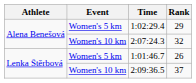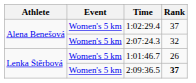(179, 26) 29 -> (174, 26) 37
(98, 41) Women's 10 km -> (95, 41) Women's 5 km
(98, 71) Women's 10 km -> (95, 71) Women's 5 km
(179, 71) normal -> (174, 71) bold
